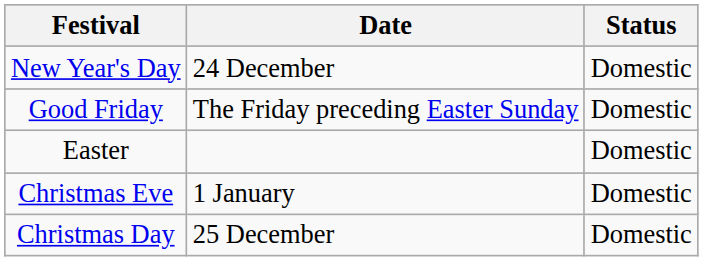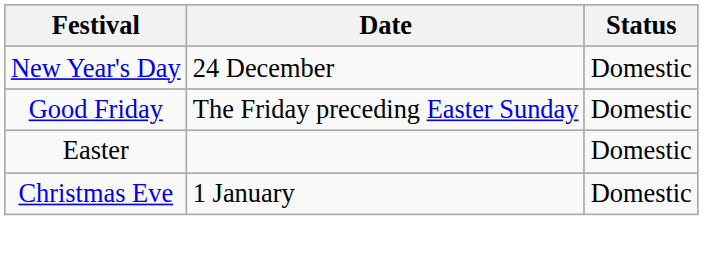- row: (96, 234)
